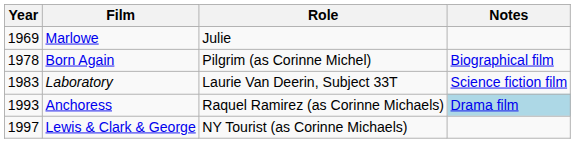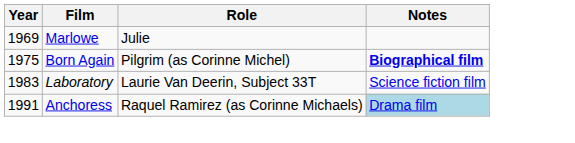(23, 60) 1978 -> (23, 60) 1975
(502, 60) normal -> (426, 60) bold
(23, 104) 1993 -> (23, 104) 1991
- row: (121, 127)
